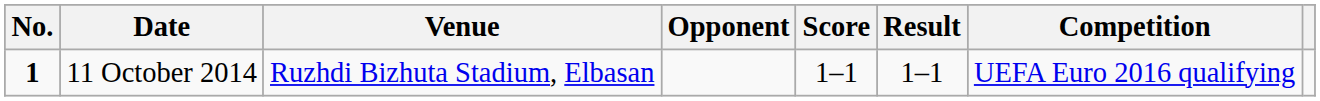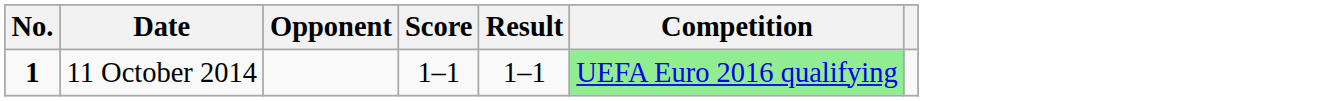- column: (462, 27)
(1135, 72) no background -> (737, 72) lightgreen background
